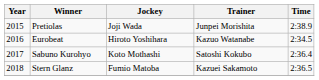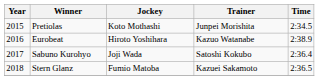(125, 26) Joji Wada -> (134, 26) Koto Mothashi
(301, 26) 2:38.9 -> (301, 26) 2:34.5
(301, 40) 2:34.5 -> (301, 40) 2:38.9
(134, 54) Koto Mothashi -> (125, 54) Joji Wada
